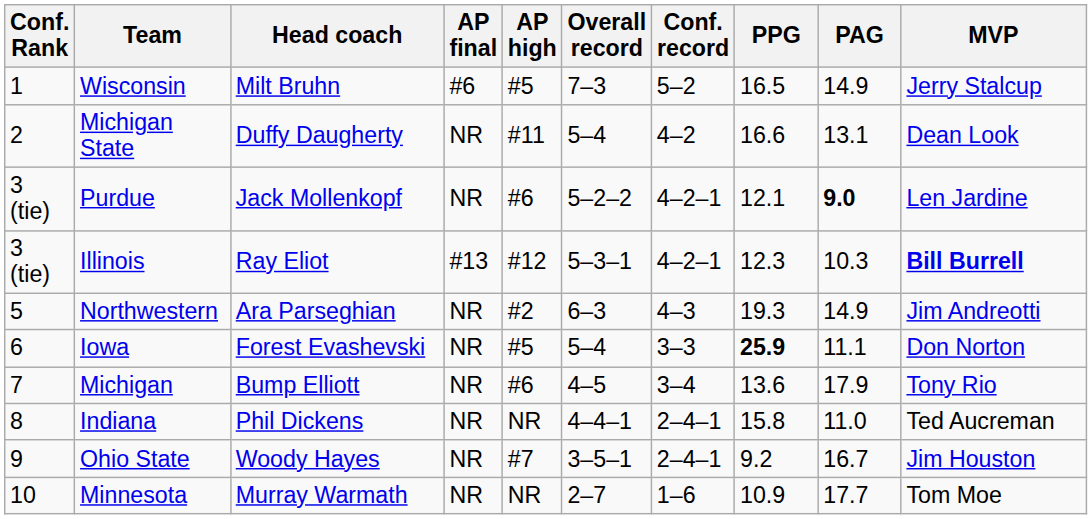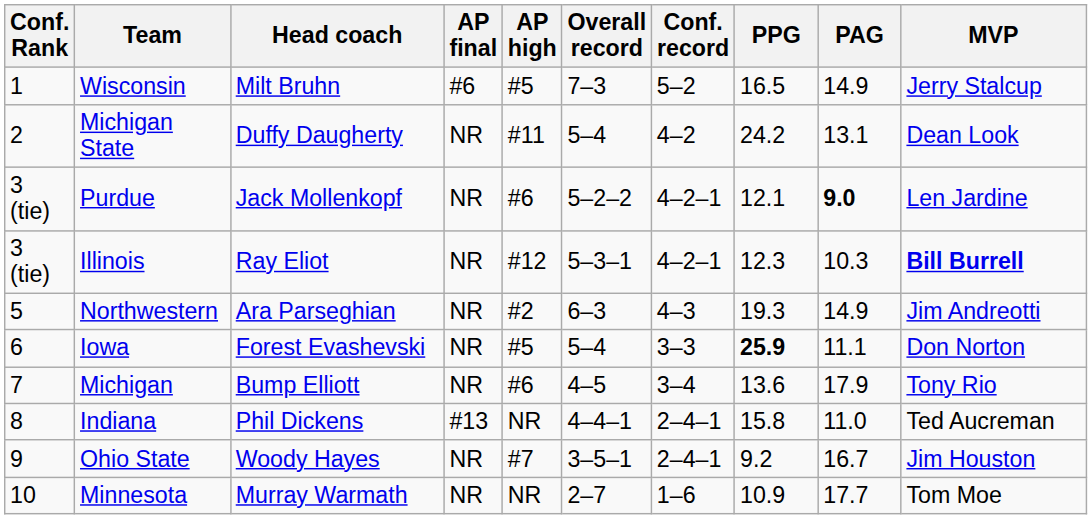(763, 135) 16.6 -> (763, 135) 24.2
(469, 261) #13 -> (466, 261) NR
(466, 421) NR -> (469, 421) #13
